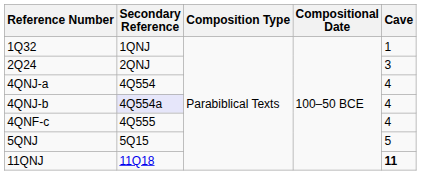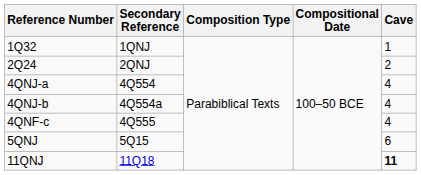(388, 65) 3 -> (388, 65) 2
(141, 103) lavender background -> (141, 103) no background
(388, 141) 5 -> (388, 141) 6
